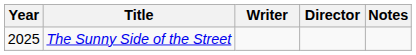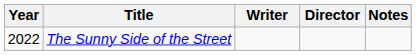(24, 38) 2025 -> (24, 38) 2022
